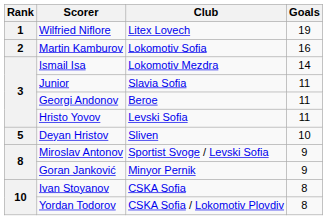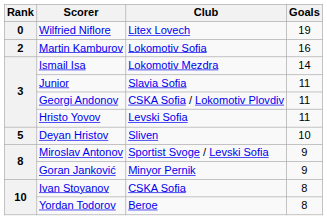(20, 30) 1 -> (20, 30) 0
(143, 100) Beroe -> (206, 100) CSKA Sofia / Lokomotiv Plovdiv
(206, 205) CSKA Sofia / Lokomotiv Plovdiv -> (143, 205) Beroe
